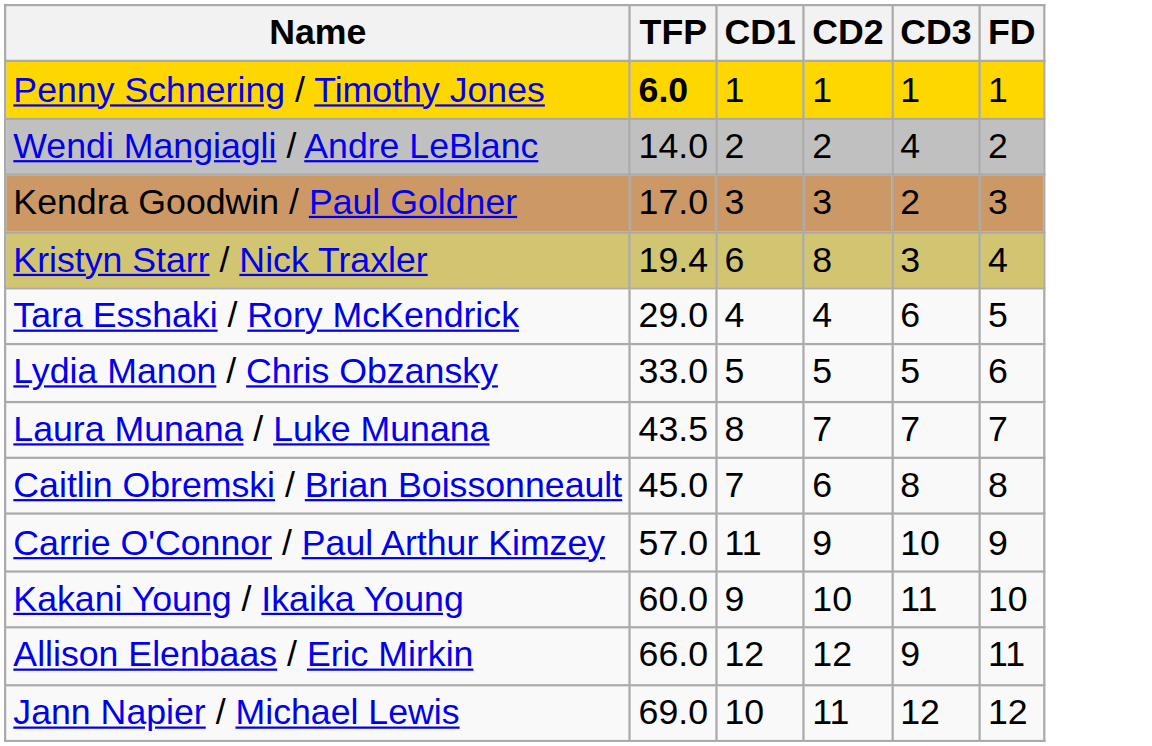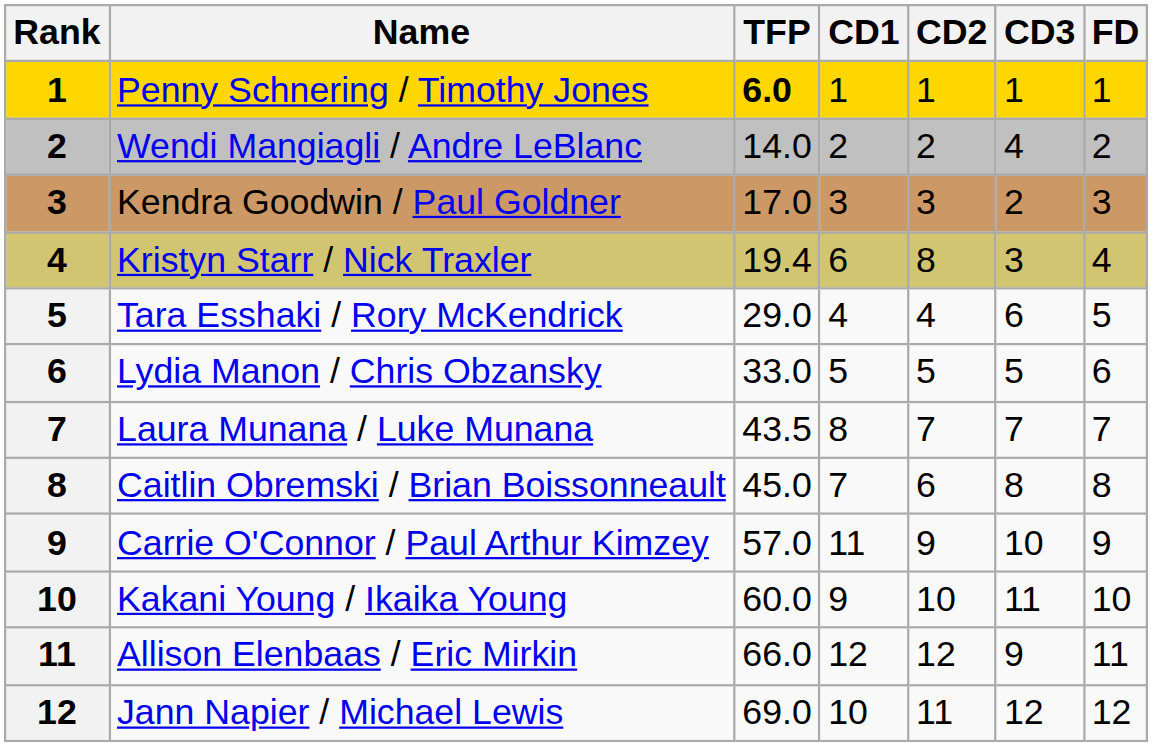+ column: (57, 32)
